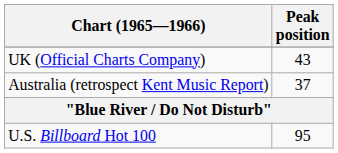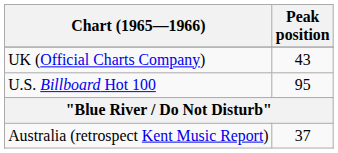rows swapped: (82, 135) <-> (138, 85)
